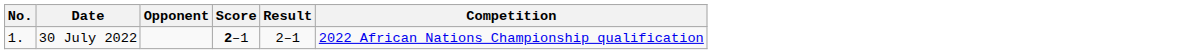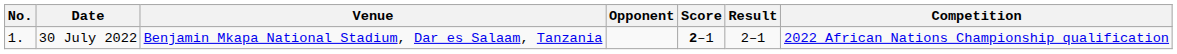+ column: (373, 16)
